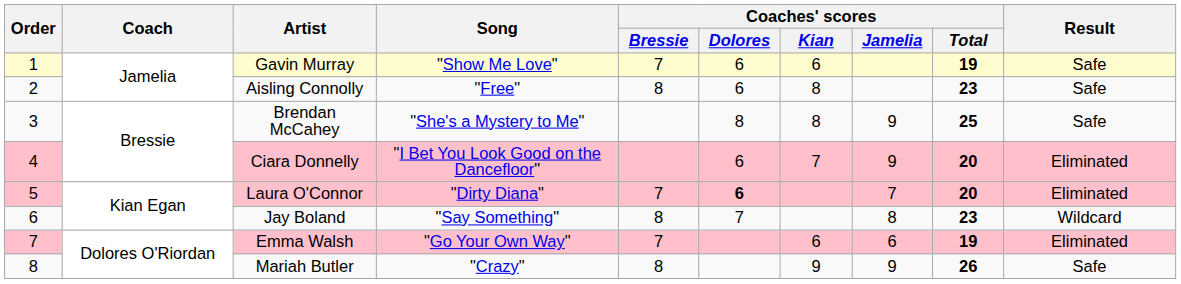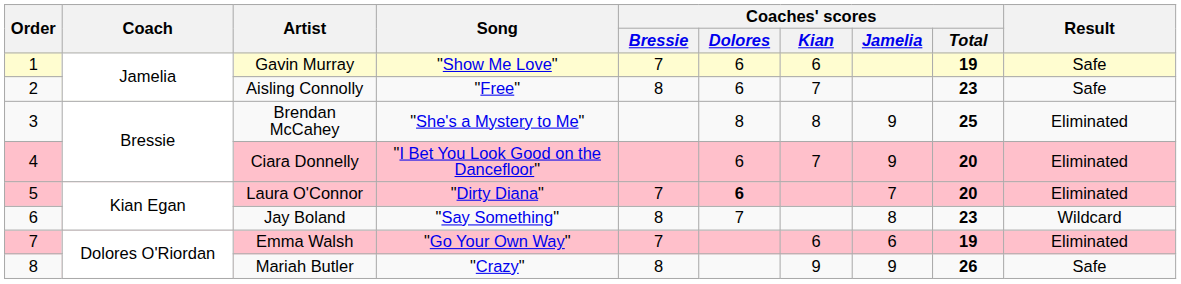(816, 88) 8 -> (816, 88) 7
(1090, 121) Safe -> (1090, 121) Eliminated
